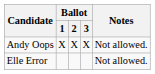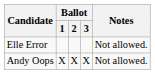rows swapped: (30, 45) <-> (27, 61)
